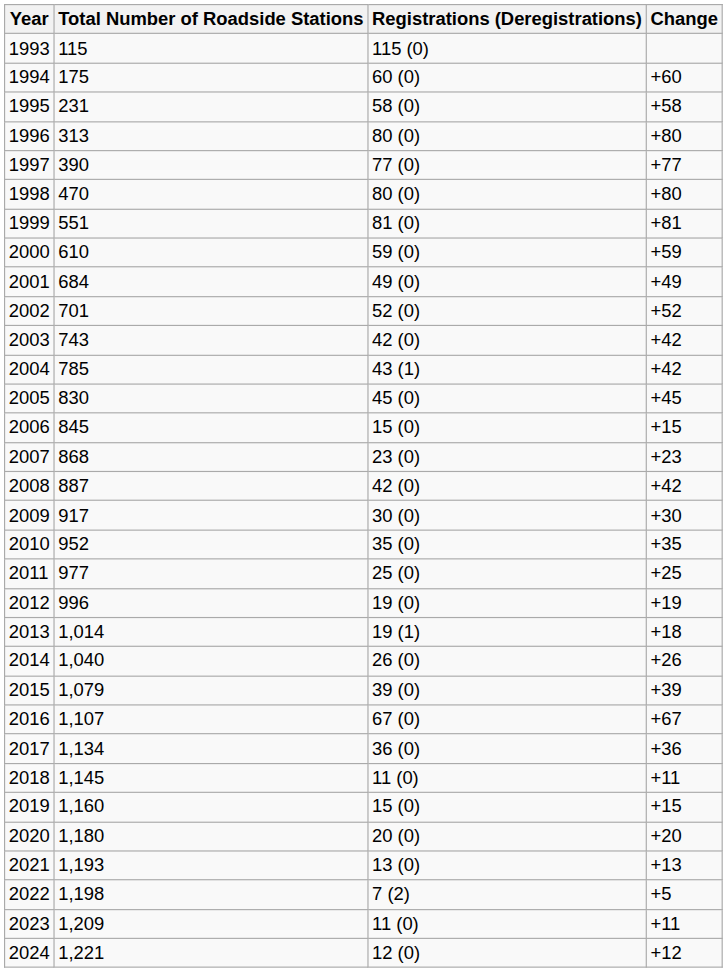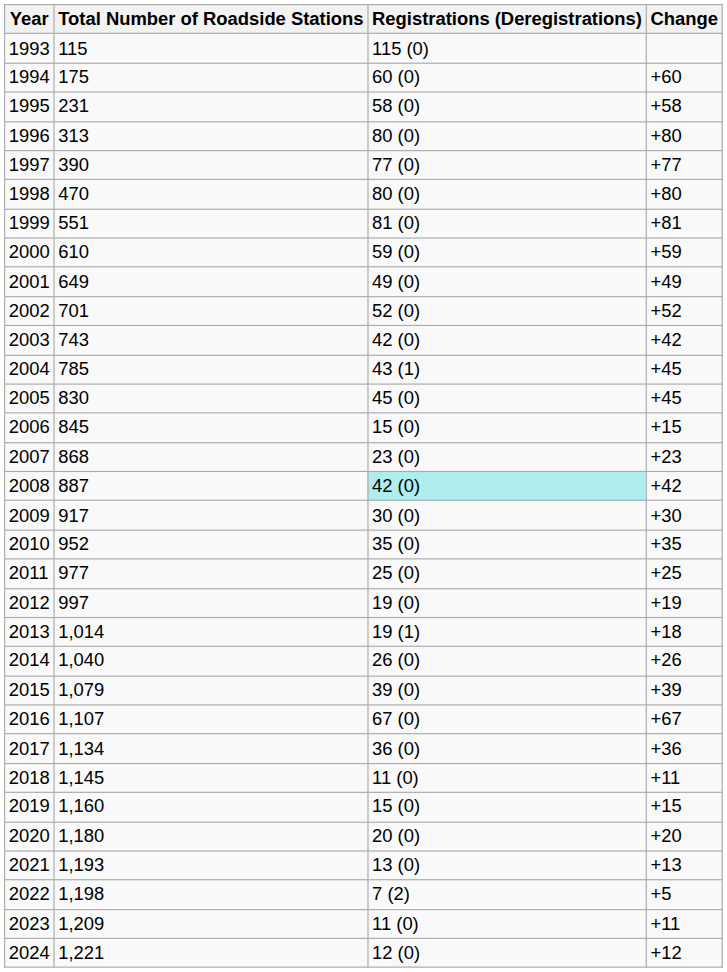(74, 281) 684 -> (74, 281) 649
(666, 369) +42 -> (666, 369) +45
(396, 485) no background -> (396, 485) paleturquoise background
(74, 602) 996 -> (74, 602) 997
